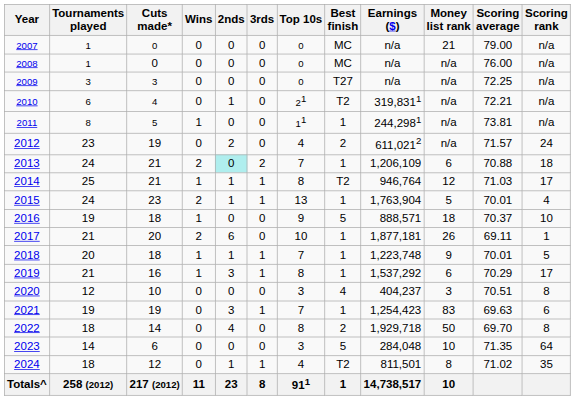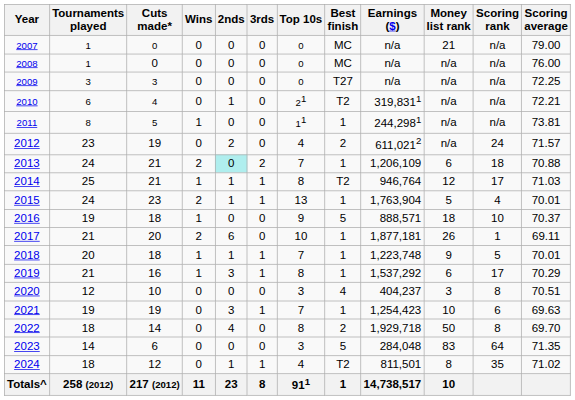columns swapped: (498, 20) <-> (546, 20)
(449, 309) 83 -> (449, 309) 10
(449, 346) 10 -> (449, 346) 83
